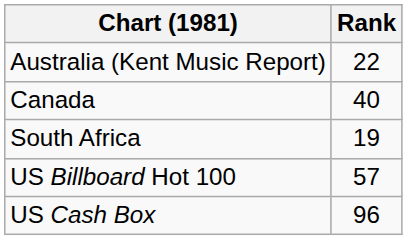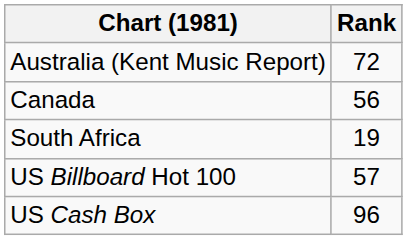(367, 61) 22 -> (367, 61) 72
(367, 100) 40 -> (367, 100) 56
